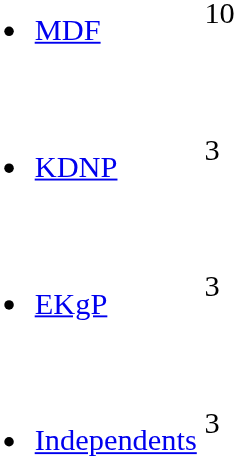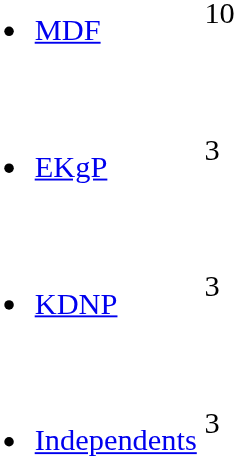rows swapped: (78, 304) <-> (78, 167)
